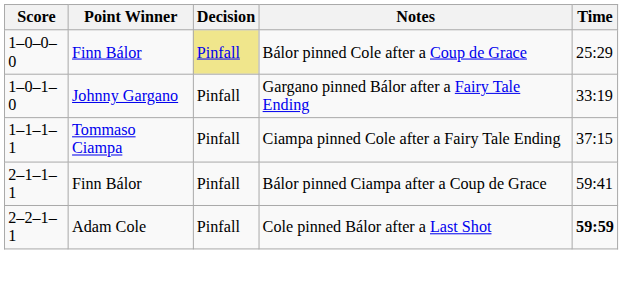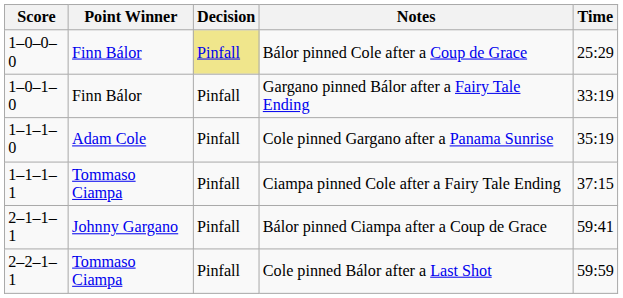(125, 95) Johnny Gargano -> (107, 95) Finn Bálor
+ row: (408, 139)
(107, 183) Finn Bálor -> (125, 227) Johnny Gargano
(109, 227) Adam Cole -> (104, 271) Tommaso Ciampa
(595, 227) bold -> (595, 271) normal
